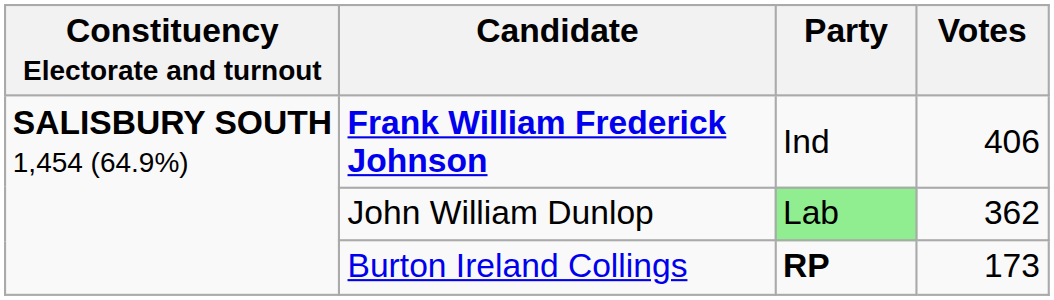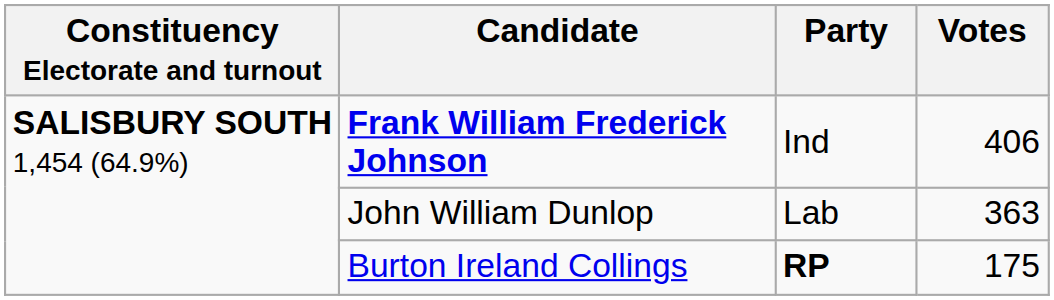(811, 213) lightgreen background -> (811, 213) no background
(1012, 213) 362 -> (1012, 213) 363
(1012, 266) 173 -> (1012, 266) 175
